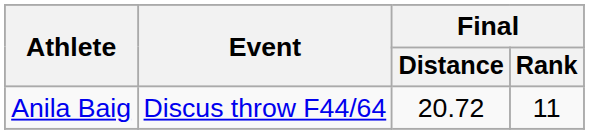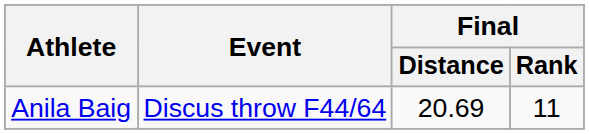(451, 108) 20.72 -> (451, 108) 20.69
